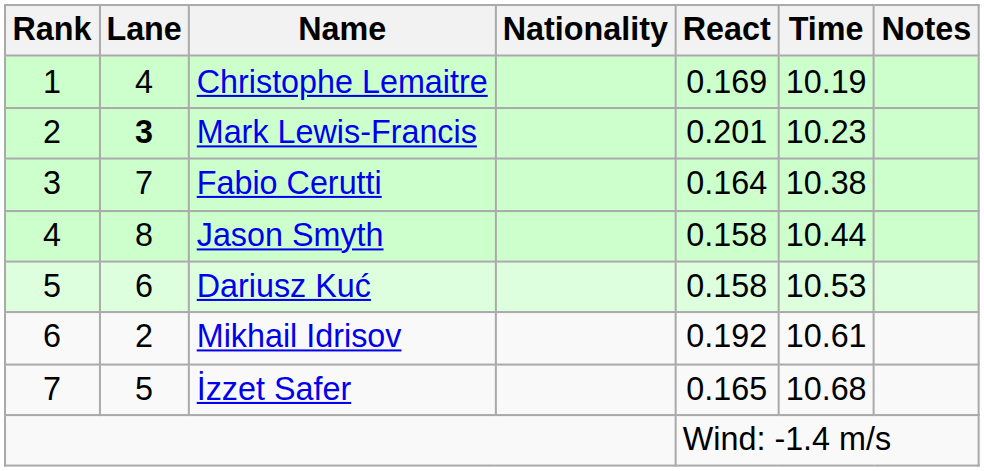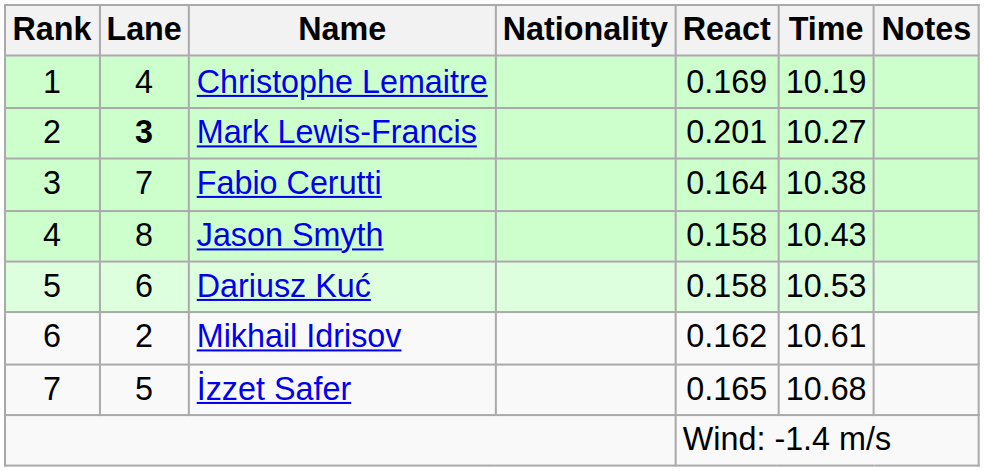(826, 132) 10.23 -> (826, 132) 10.27
(826, 235) 10.44 -> (826, 235) 10.43
(727, 337) 0.192 -> (727, 337) 0.162
